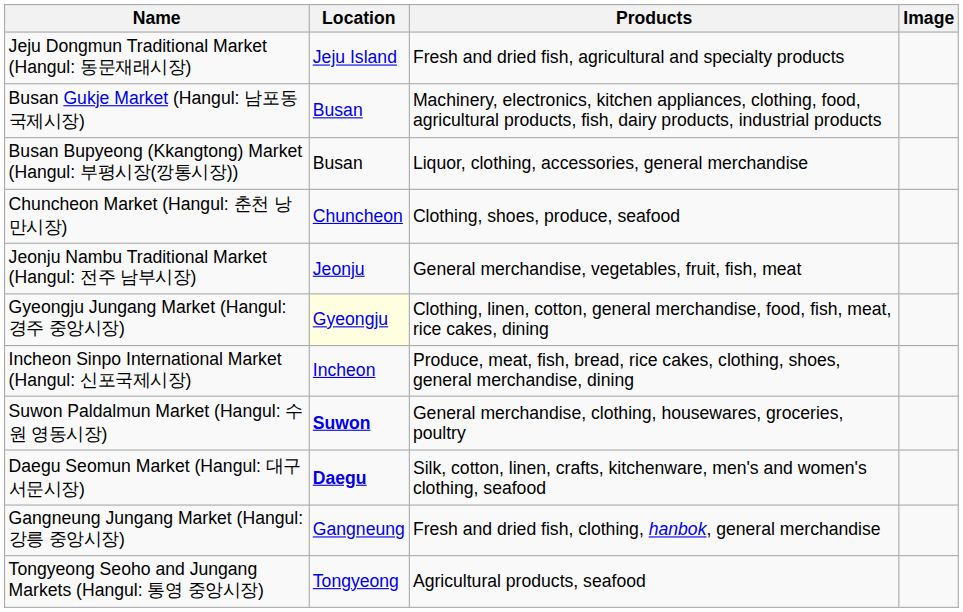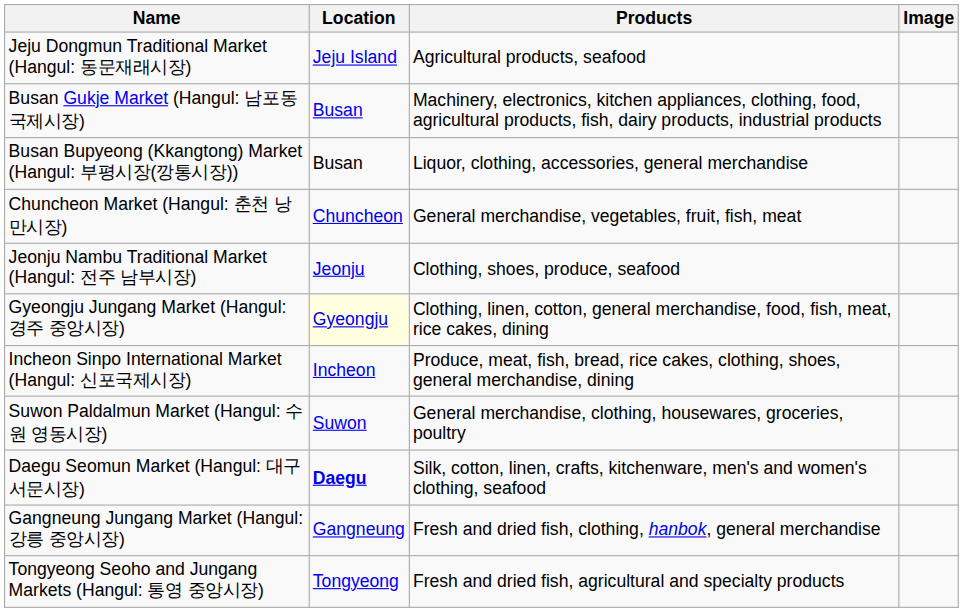(629, 57) Fresh and dried fish, agricultural and specialty products -> (529, 57) Agricultural products, seafood
(546, 215) Clothing, shoes, produce, seafood -> (607, 215) General merchandise, vegetables, fruit, fish, meat
(607, 268) General merchandise, vegetables, fruit, fish, meat -> (546, 268) Clothing, shoes, produce, seafood
(342, 423) bold -> (340, 423) normal
(529, 581) Agricultural products, seafood -> (629, 581) Fresh and dried fish, agricultural and specialty products
